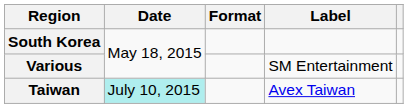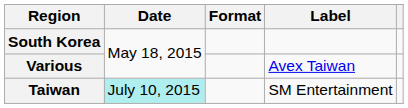(331, 66) SM Entertainment -> (312, 66) Avex Taiwan
(312, 90) Avex Taiwan -> (331, 90) SM Entertainment
